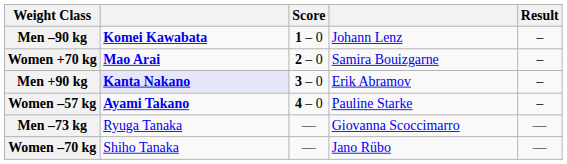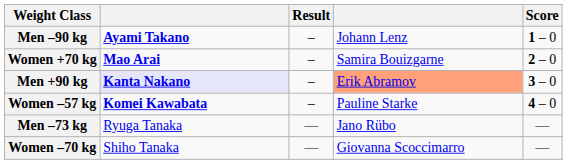columns swapped: (540, 15) <-> (309, 15)
(155, 37) Komei Kawabata -> (146, 37) Ayami Takano
(371, 81) no background -> (376, 81) lightsalmon background
(146, 103) Ayami Takano -> (155, 103) Komei Kawabata
(396, 125) Giovanna Scoccimarro -> (366, 125) Jano Rübo
(361, 147) Jano Rübo -> (401, 147) Giovanna Scoccimarro
